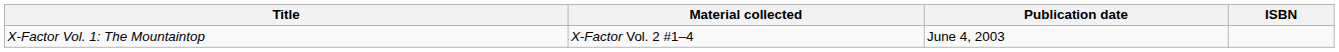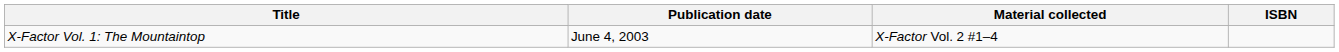columns swapped: (746, 15) <-> (1076, 15)
